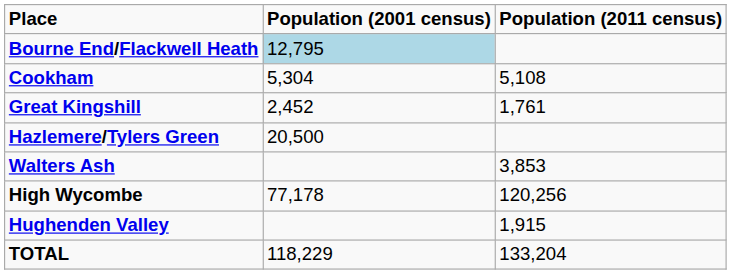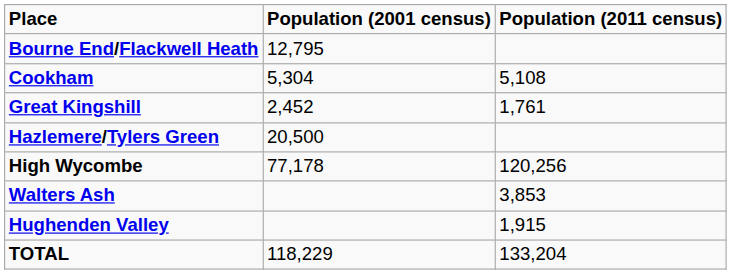(295, 48) lightblue background -> (295, 48) no background
rows swapped: (76, 195) <-> (62, 166)
